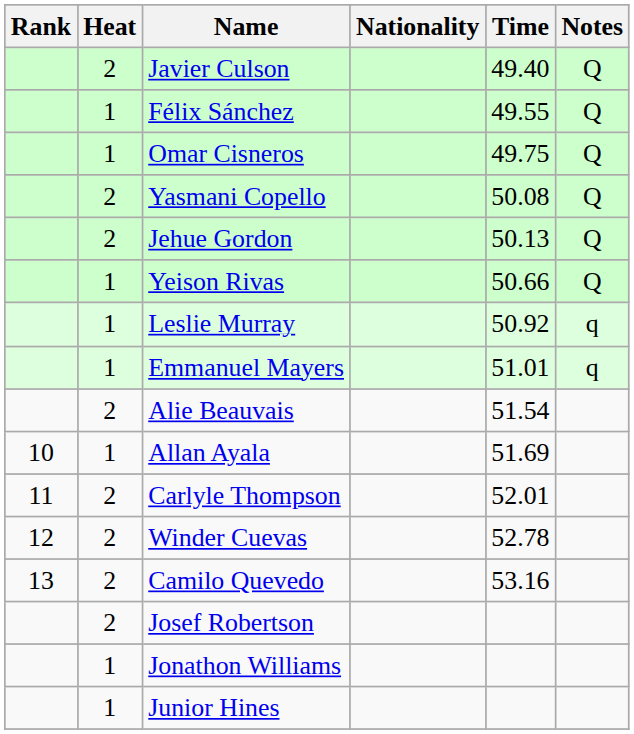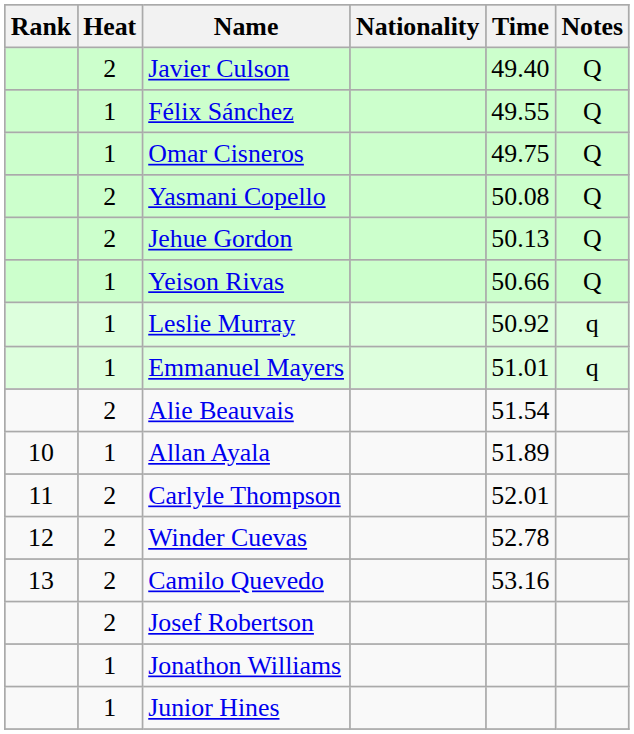(520, 452) 51.69 -> (520, 452) 51.89
